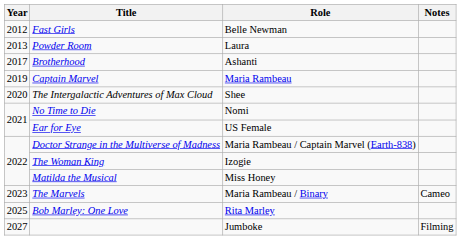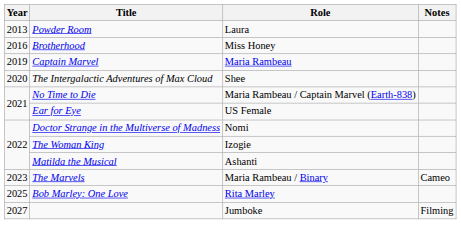- row: (54, 29)
(17, 62) 2017 -> (17, 45) 2016
(241, 62) Ashanti -> (250, 45) Miss Honey
(237, 111) Nomi -> (320, 95) Maria Rambeau / Captain Marvel (Earth-838)
(320, 144) Maria Rambeau / Captain Marvel (Earth-838) -> (237, 128) Nomi
(250, 177) Miss Honey -> (241, 161) Ashanti
